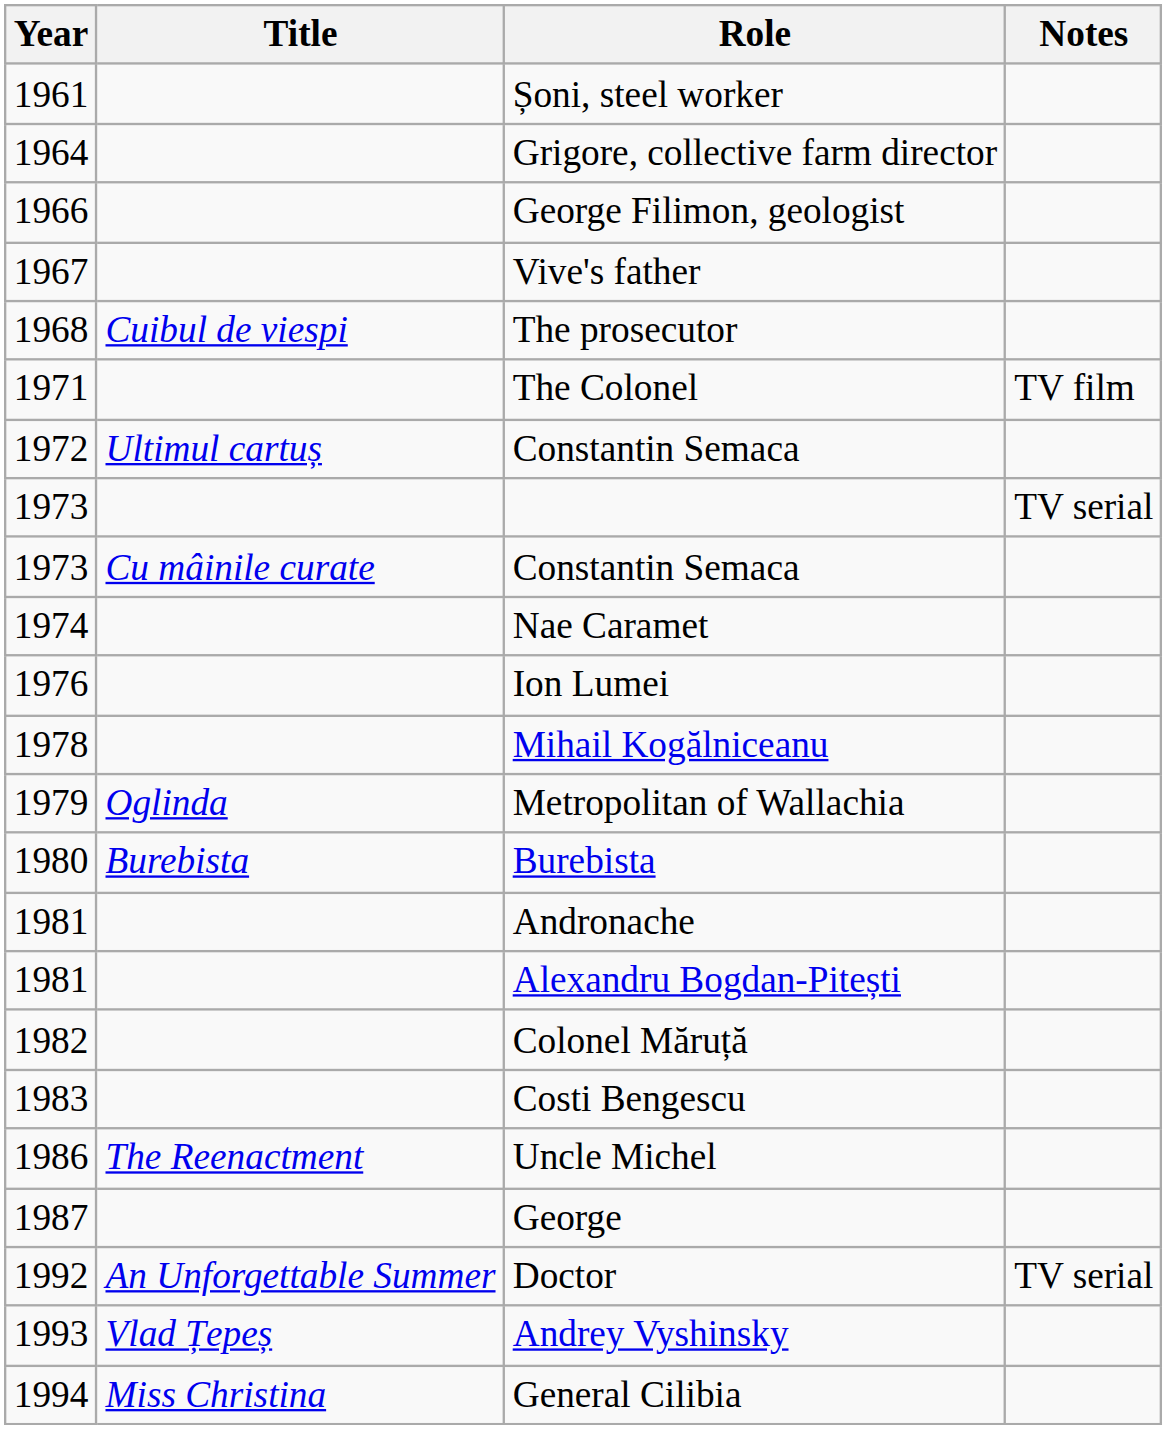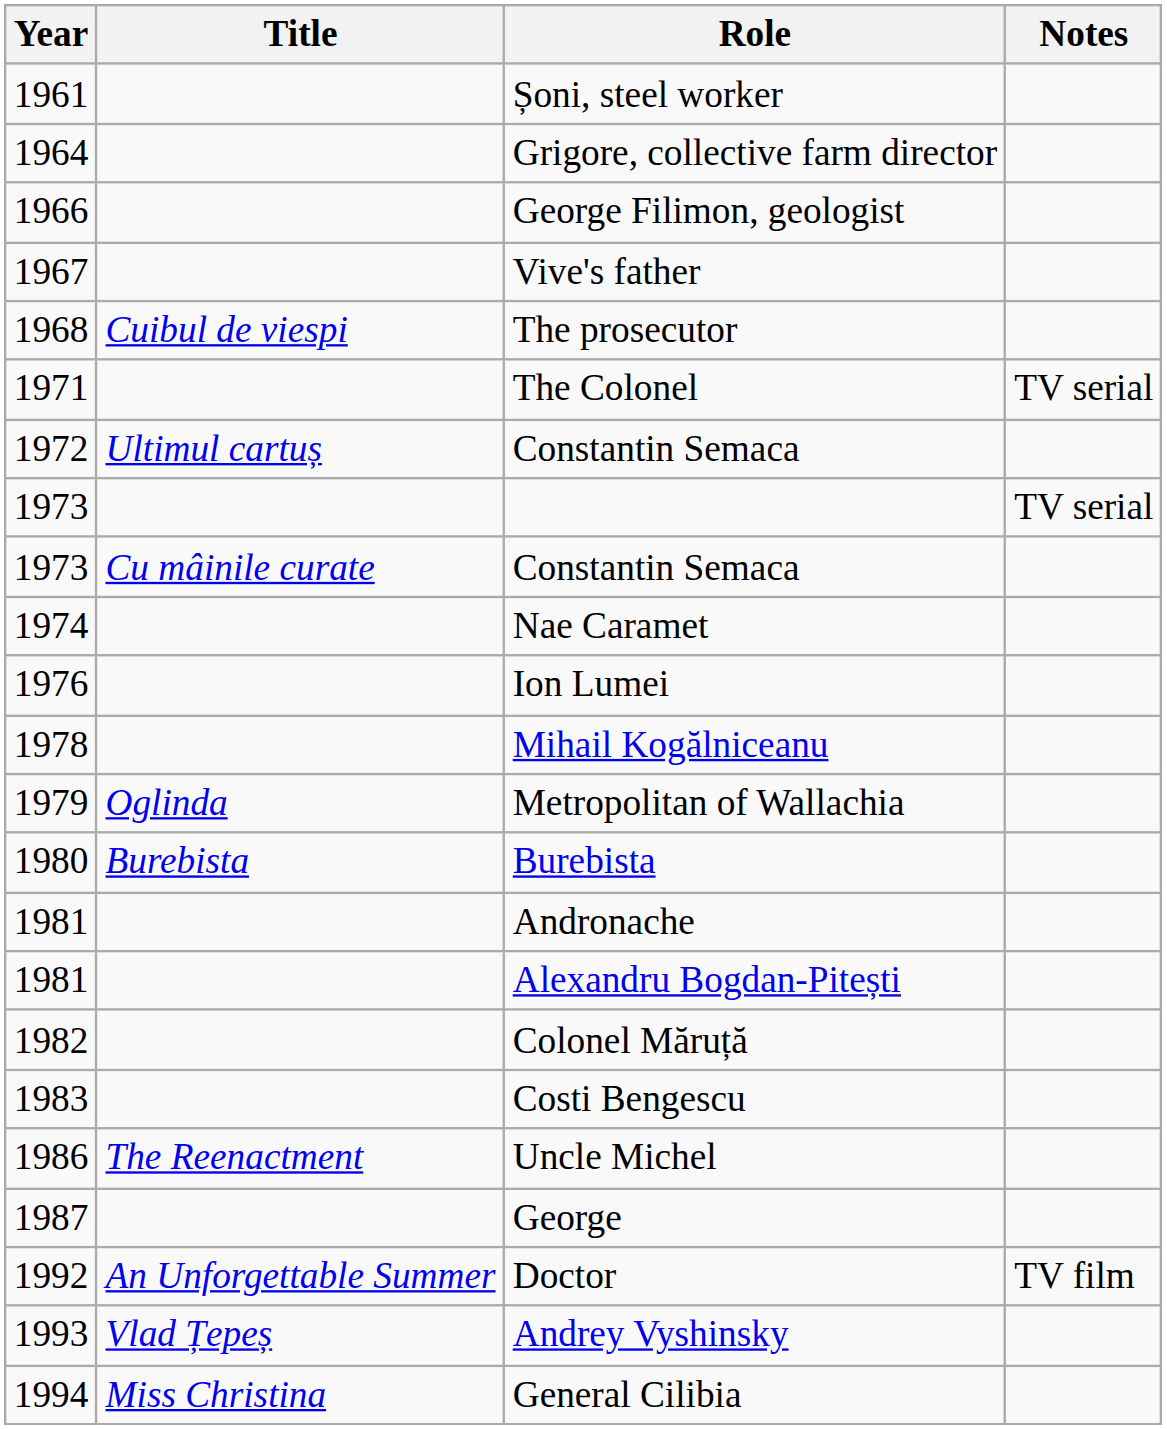(1075, 388) TV film -> (1084, 388) TV serial
(1084, 1275) TV serial -> (1075, 1275) TV film
